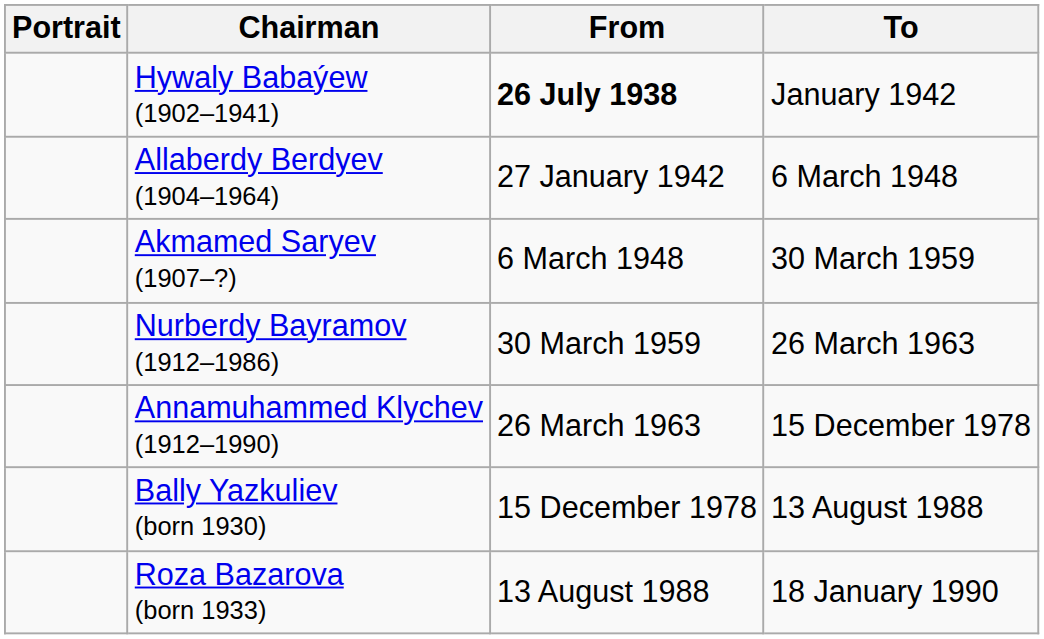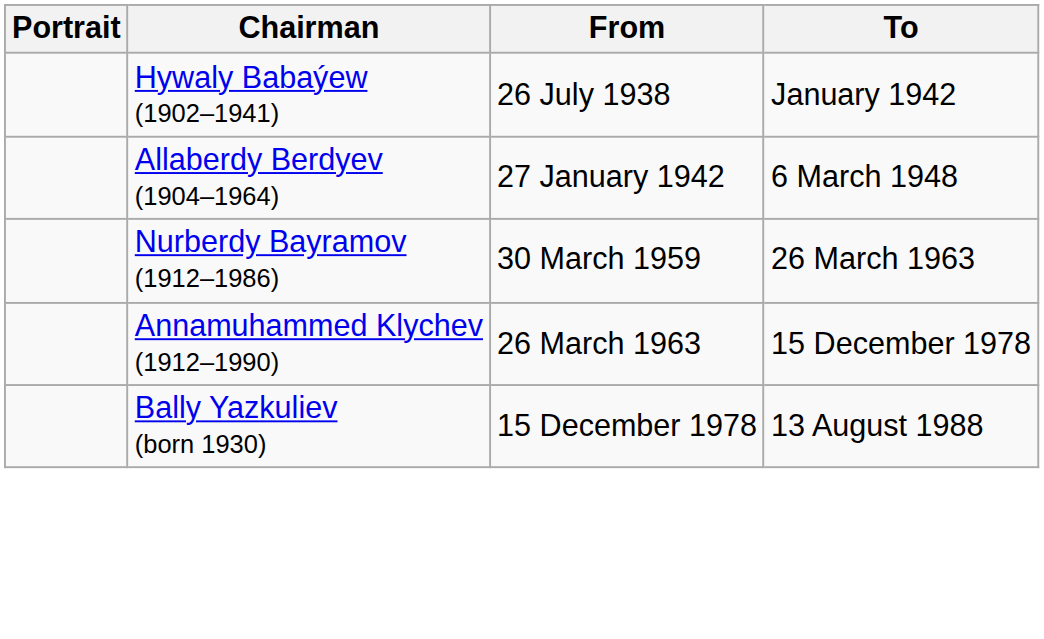(587, 94) bold -> (584, 94) normal
- row: (255, 260)
- row: (239, 591)
